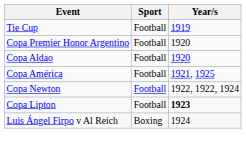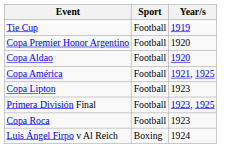- row: (34, 89)
(180, 105) bold -> (180, 89) normal
+ row: (51, 105)
+ row: (28, 120)
